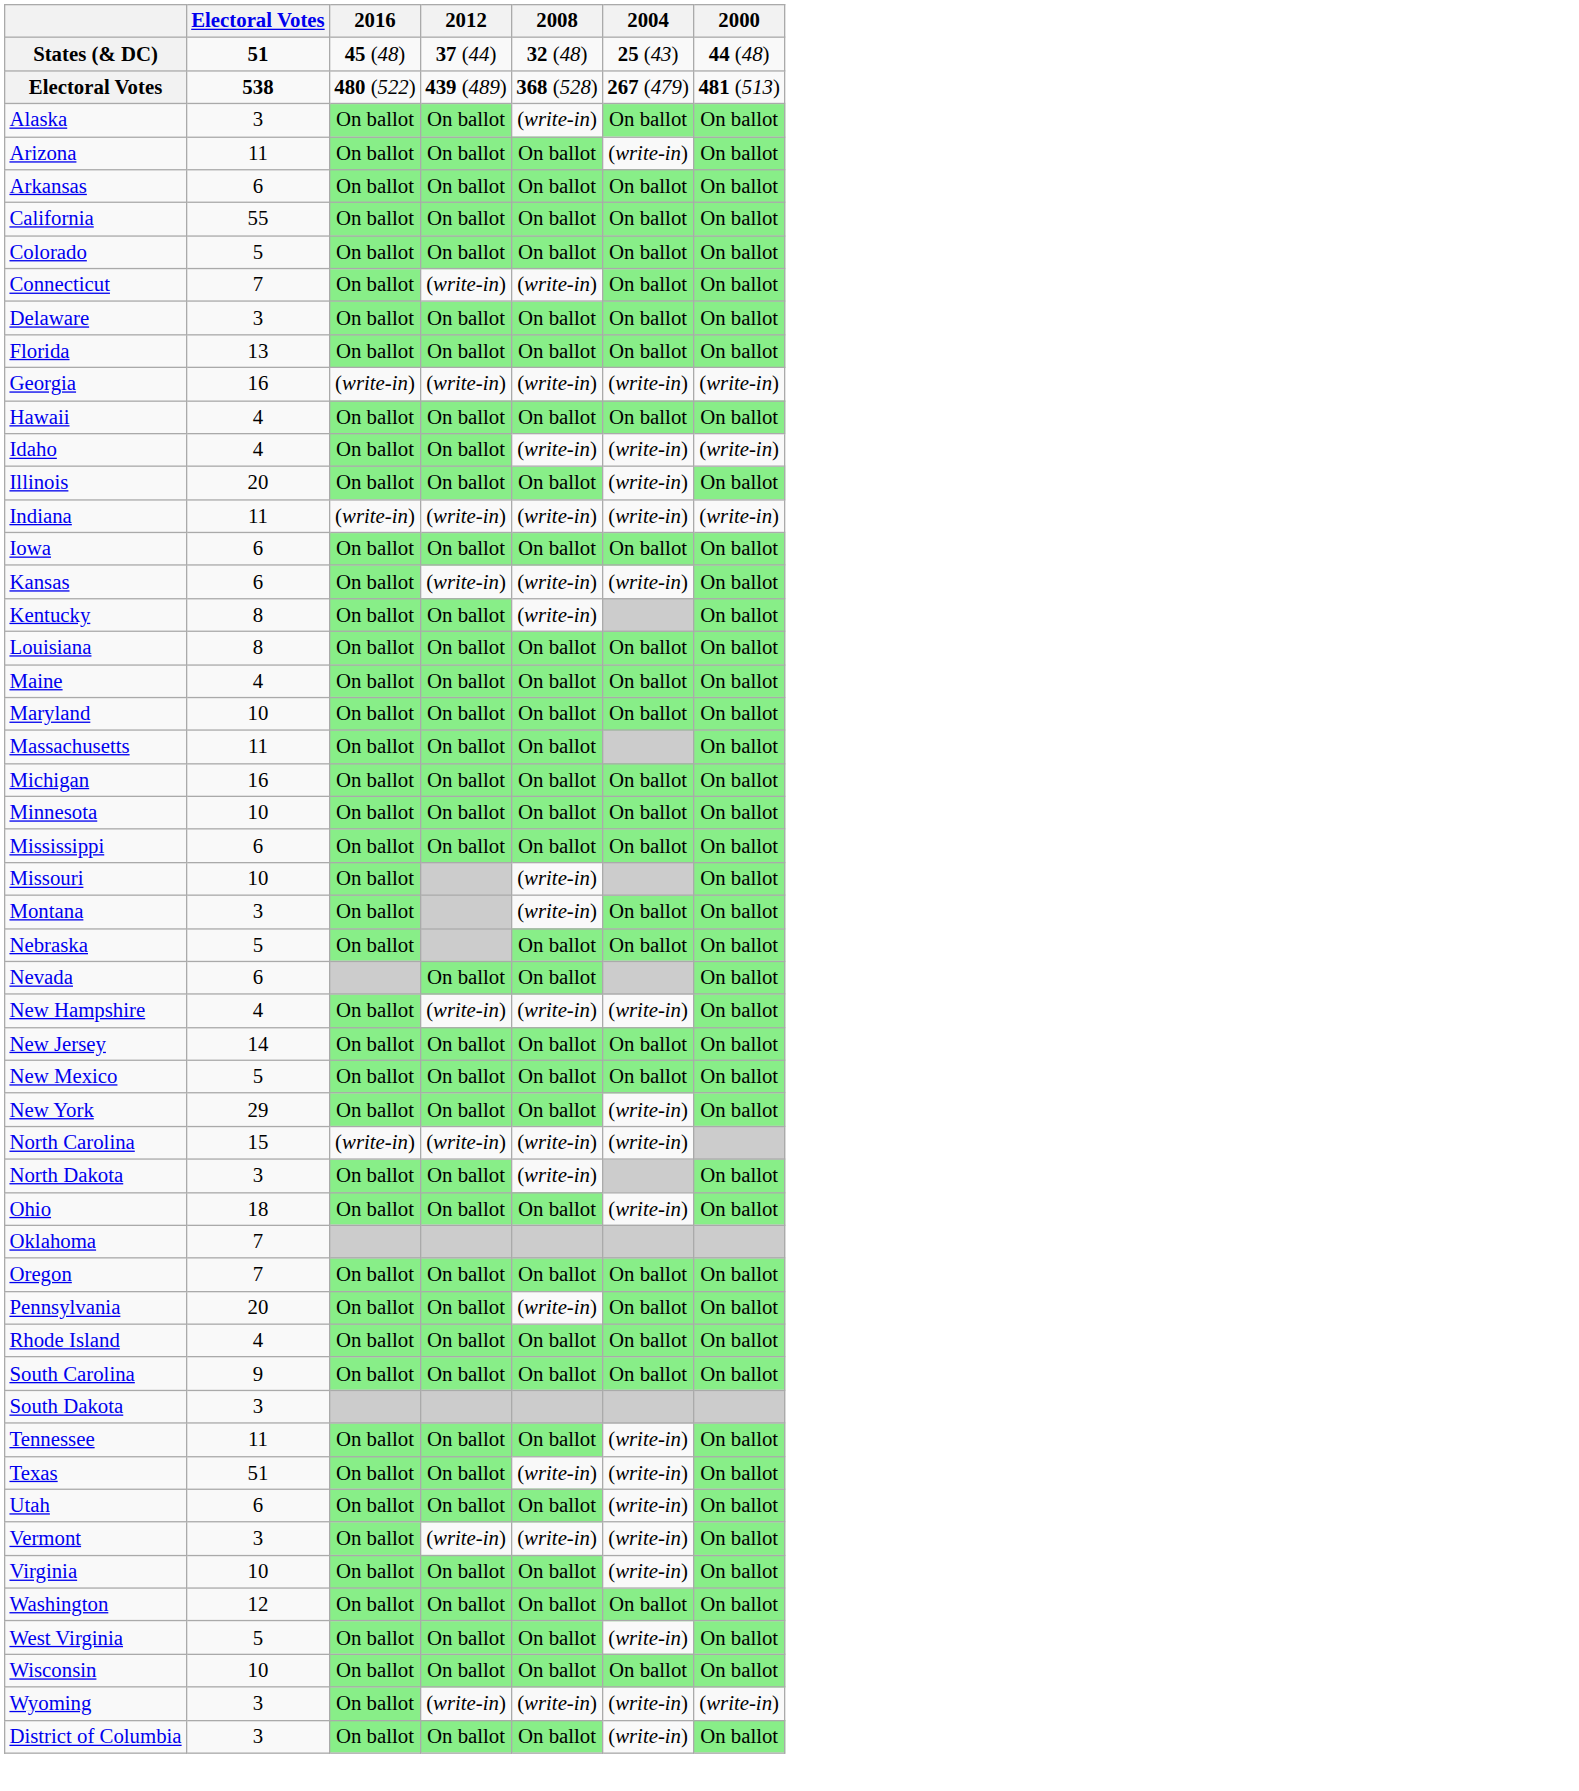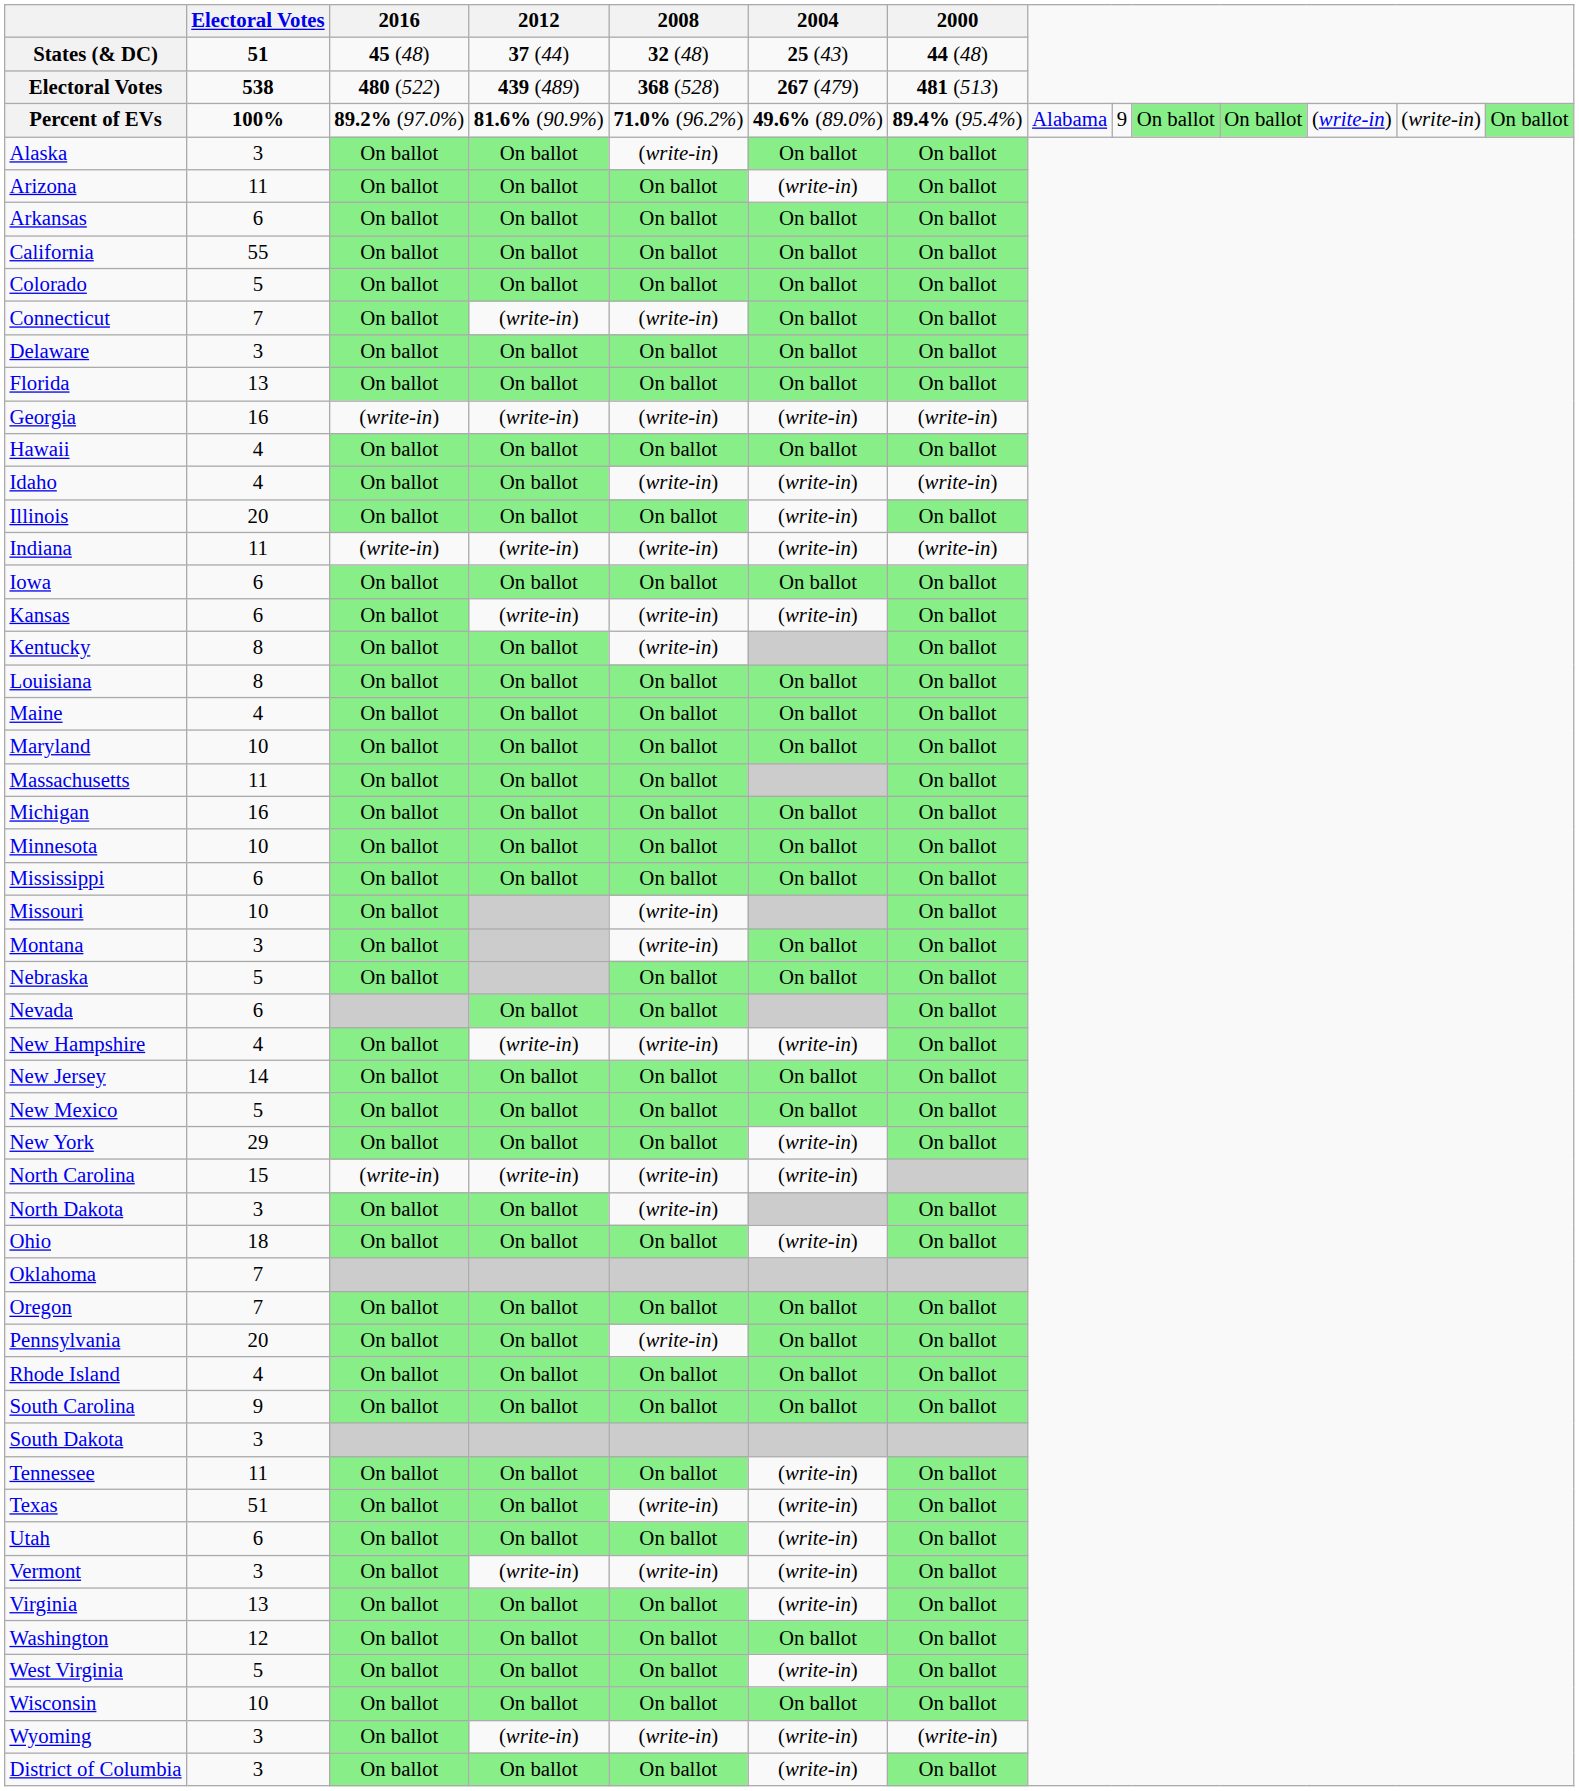+ row: (96, 119)
(258, 1571) 10 -> (258, 1604) 13
